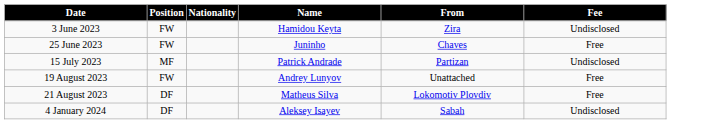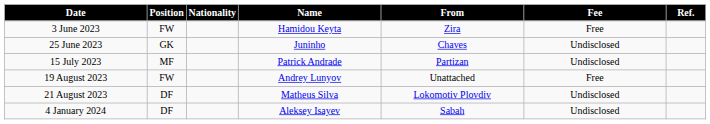+ column: (686, 13)
(595, 29) Undisclosed -> (595, 29) Free
(167, 45) FW -> (167, 45) GK
(595, 45) Free -> (595, 45) Undisclosed
(595, 95) Free -> (595, 95) Undisclosed
